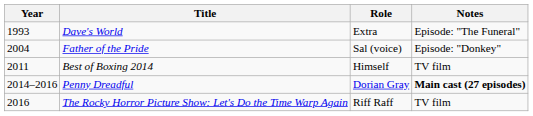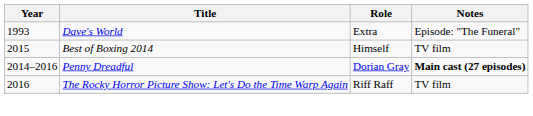- row: (106, 48)
(18, 66) 2011 -> (18, 48) 2015
